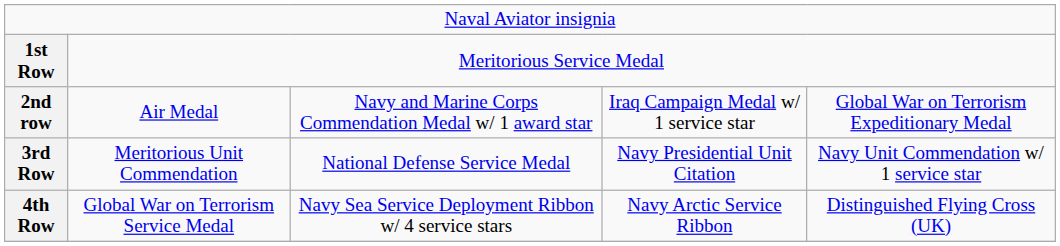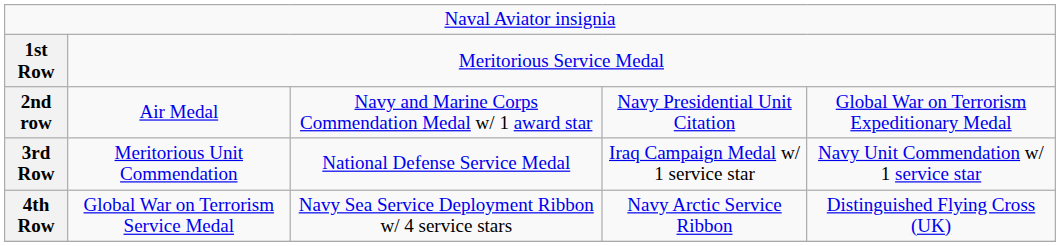(705, 112) Iraq Campaign Medal w/ 1 service star -> (705, 112) Navy Presidential Unit Citation
(705, 163) Navy Presidential Unit Citation -> (705, 163) Iraq Campaign Medal w/ 1 service star
